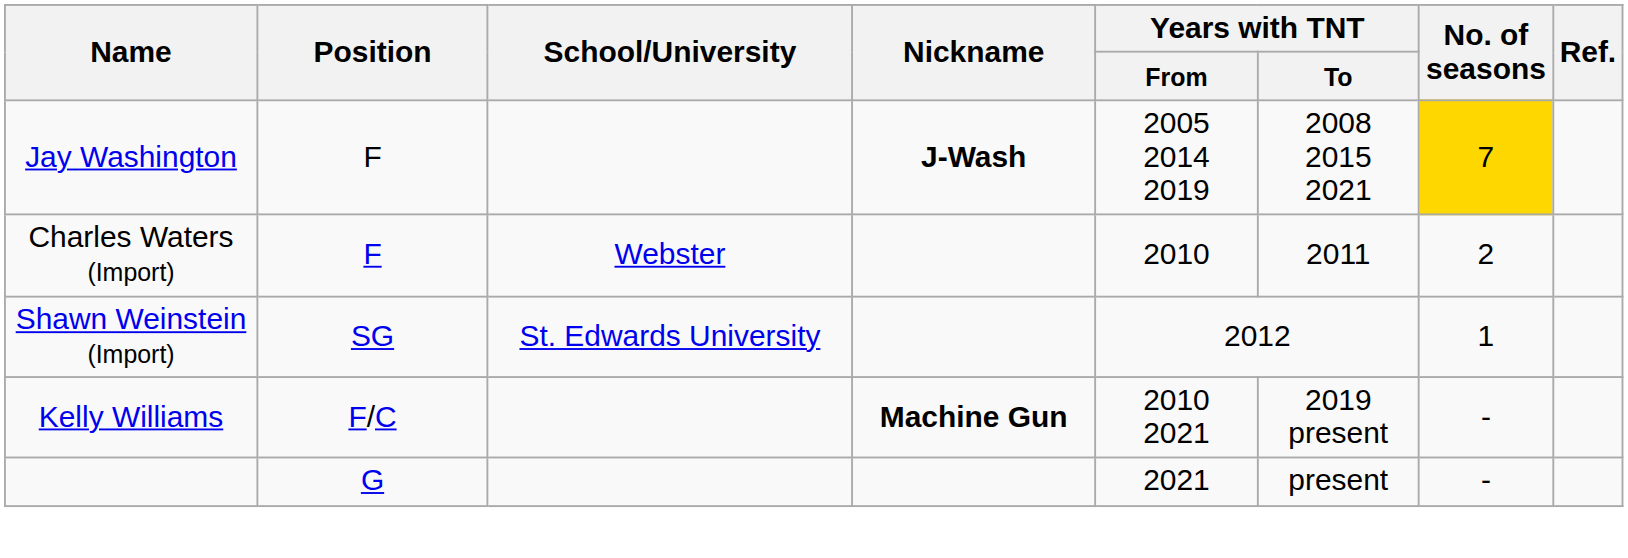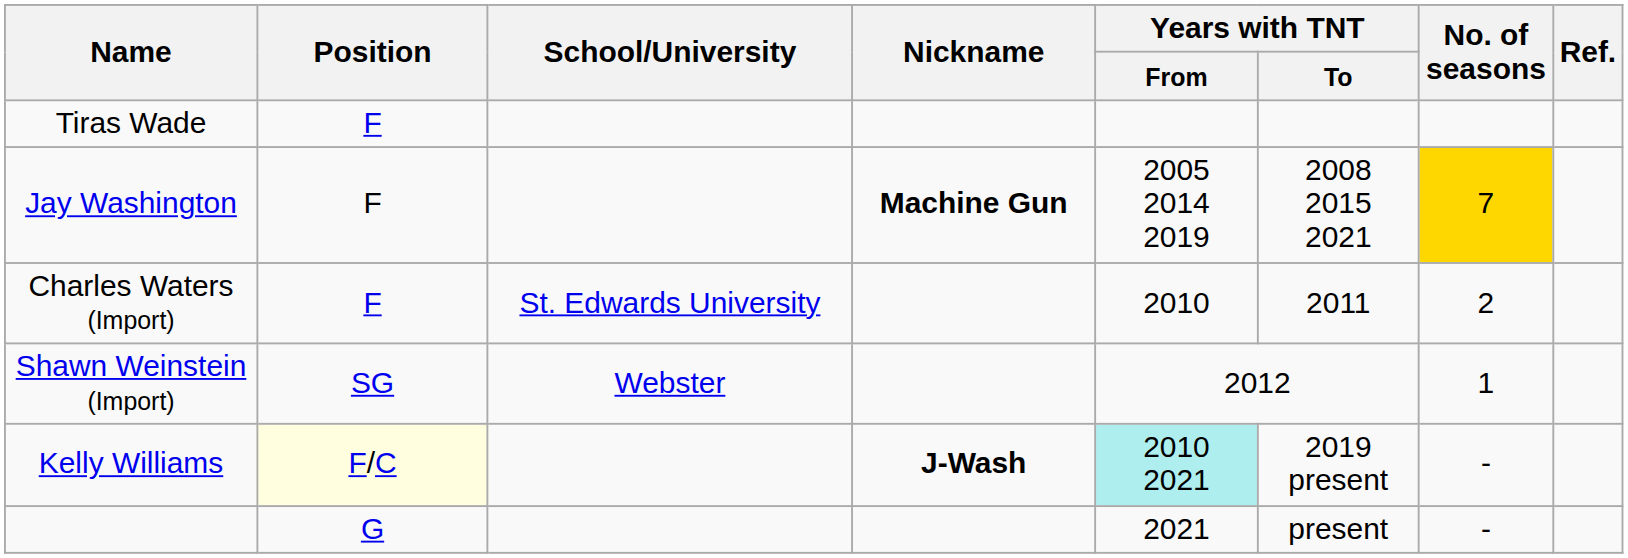+ row: (131, 123)
(974, 156) J-Wash -> (974, 204) Machine Gun
(670, 254) Webster -> (670, 302) St. Edwards University
(670, 335) St. Edwards University -> (670, 383) Webster
(373, 416) no background -> (373, 464) lightyellow background
(974, 416) Machine Gun -> (974, 464) J-Wash
(1176, 416) no background -> (1176, 464) paleturquoise background
